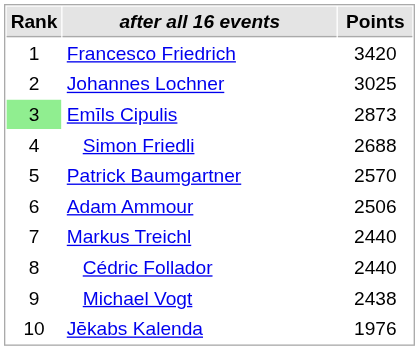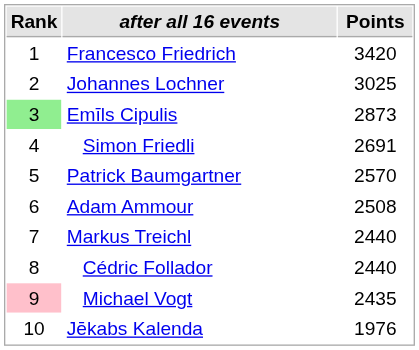(375, 145) 2688 -> (375, 145) 2691
(375, 206) 2506 -> (375, 206) 2508
(34, 298) no background -> (34, 298) pink background
(375, 298) 2438 -> (375, 298) 2435
